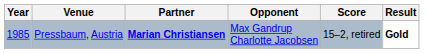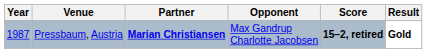(18, 35) 1985 -> (18, 35) 1987
(352, 35) normal -> (353, 35) bold
